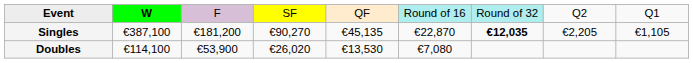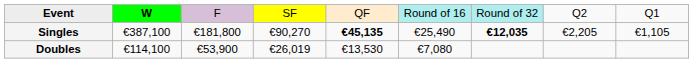(217, 32) €181,200 -> (217, 32) €181,800
(362, 32) normal -> (362, 32) bold
(435, 32) €22,870 -> (435, 32) €25,490
(290, 50) €26,020 -> (290, 50) €26,019
